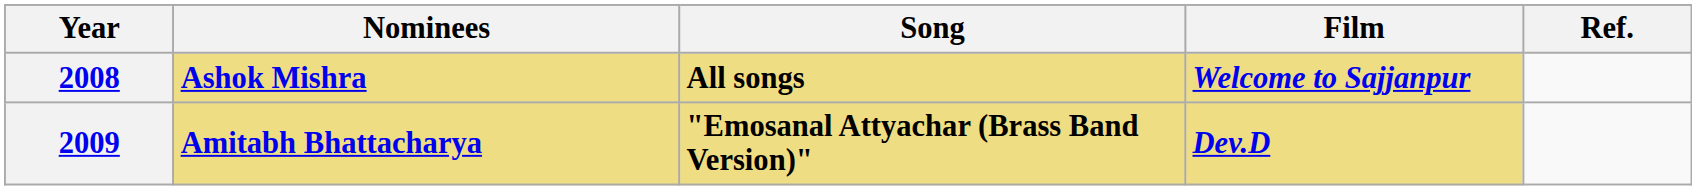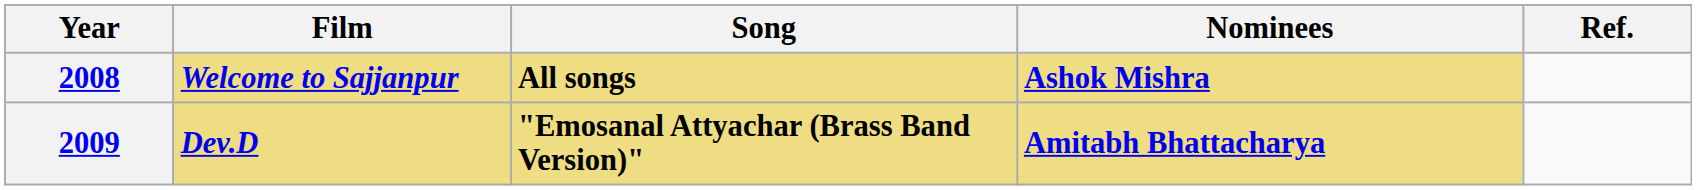columns swapped: (427, 28) <-> (1354, 28)
